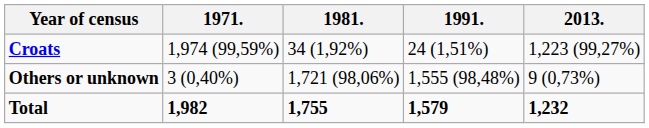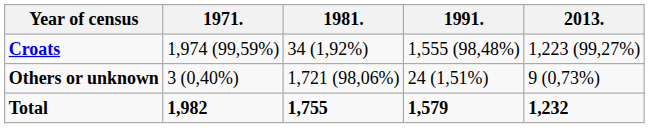(448, 49) 24 (1,51%) -> (464, 49) 1,555 (98,48%)
(464, 78) 1,555 (98,48%) -> (448, 78) 24 (1,51%)
